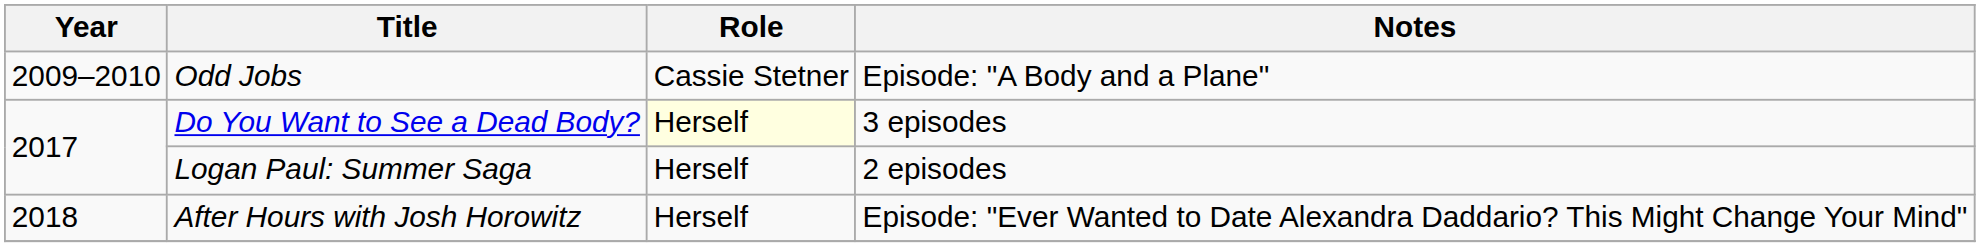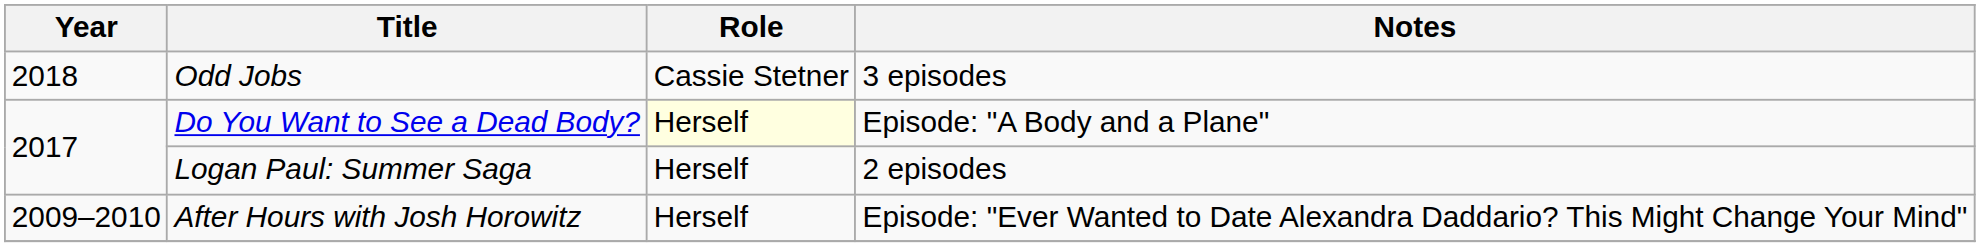(86, 75) 2009–2010 -> (45, 75) 2018
(1066, 75) Episode: "A Body and a Plane" -> (935, 75) 3 episodes
(935, 122) 3 episodes -> (1066, 122) Episode: "A Body and a Plane"
(45, 216) 2018 -> (86, 216) 2009–2010
